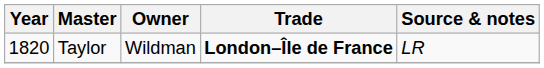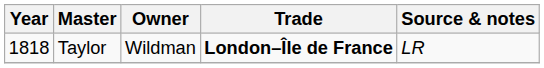(29, 47) 1820 -> (29, 47) 1818
